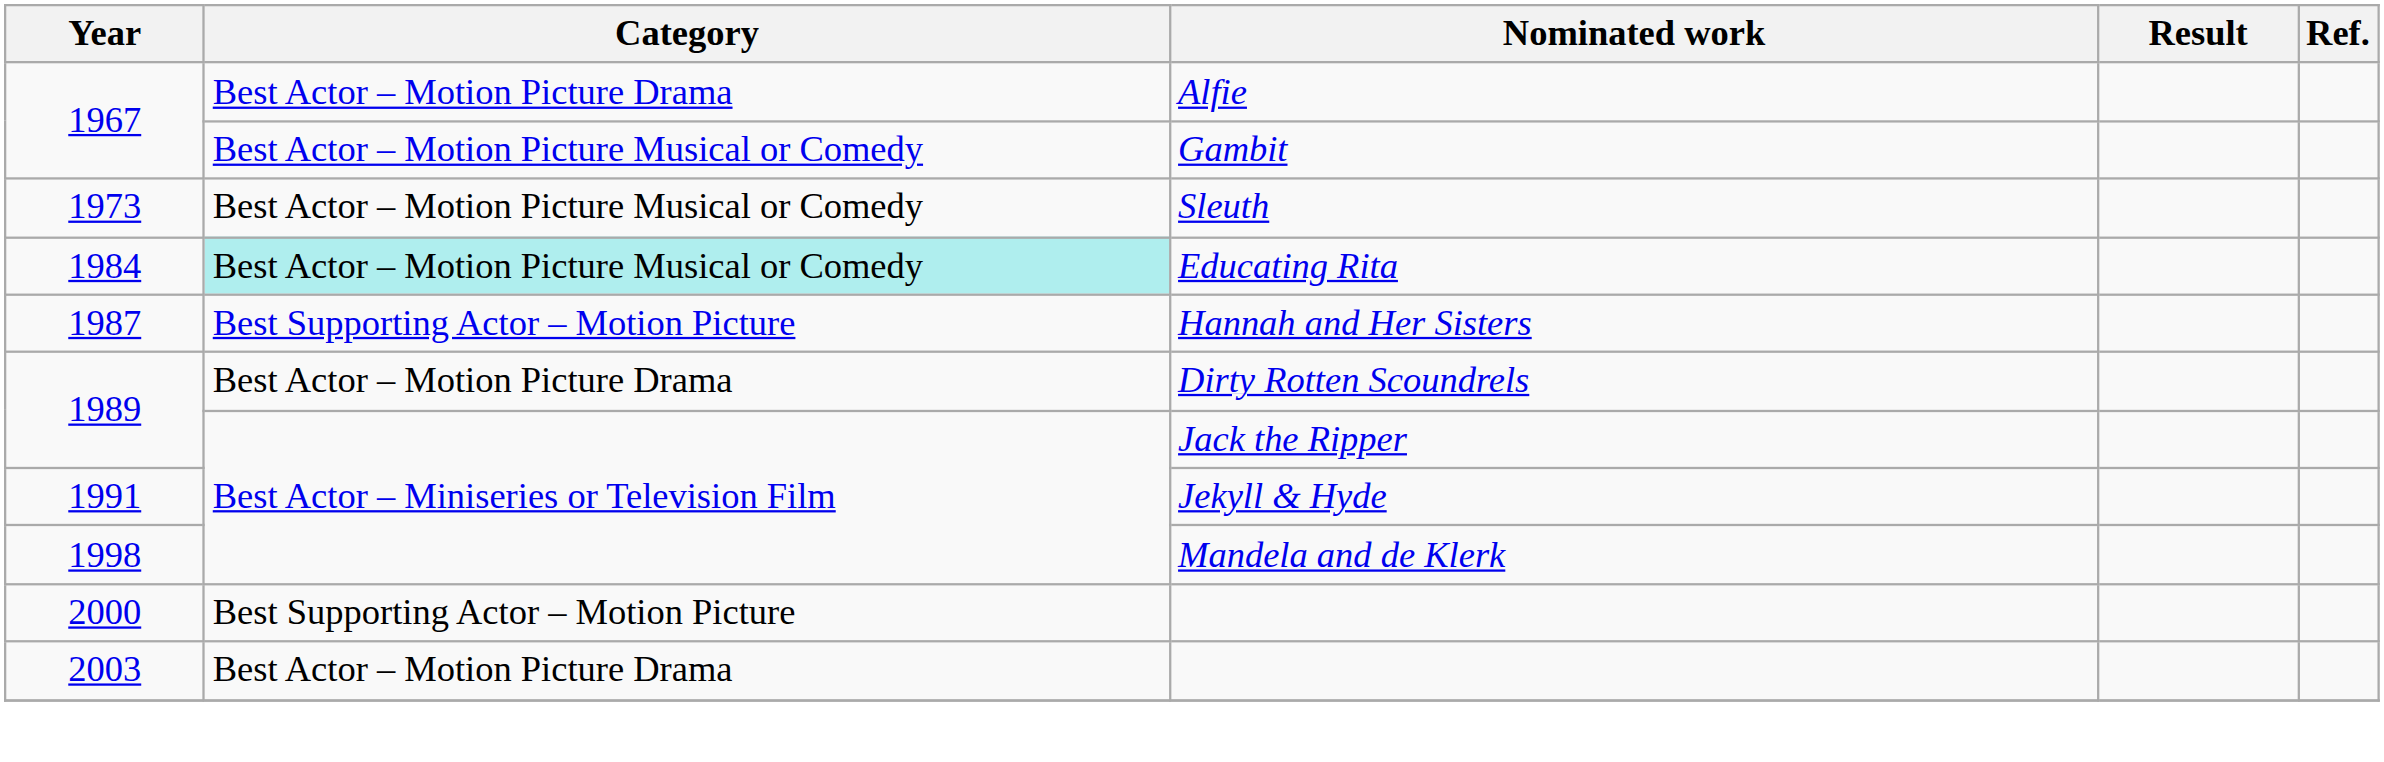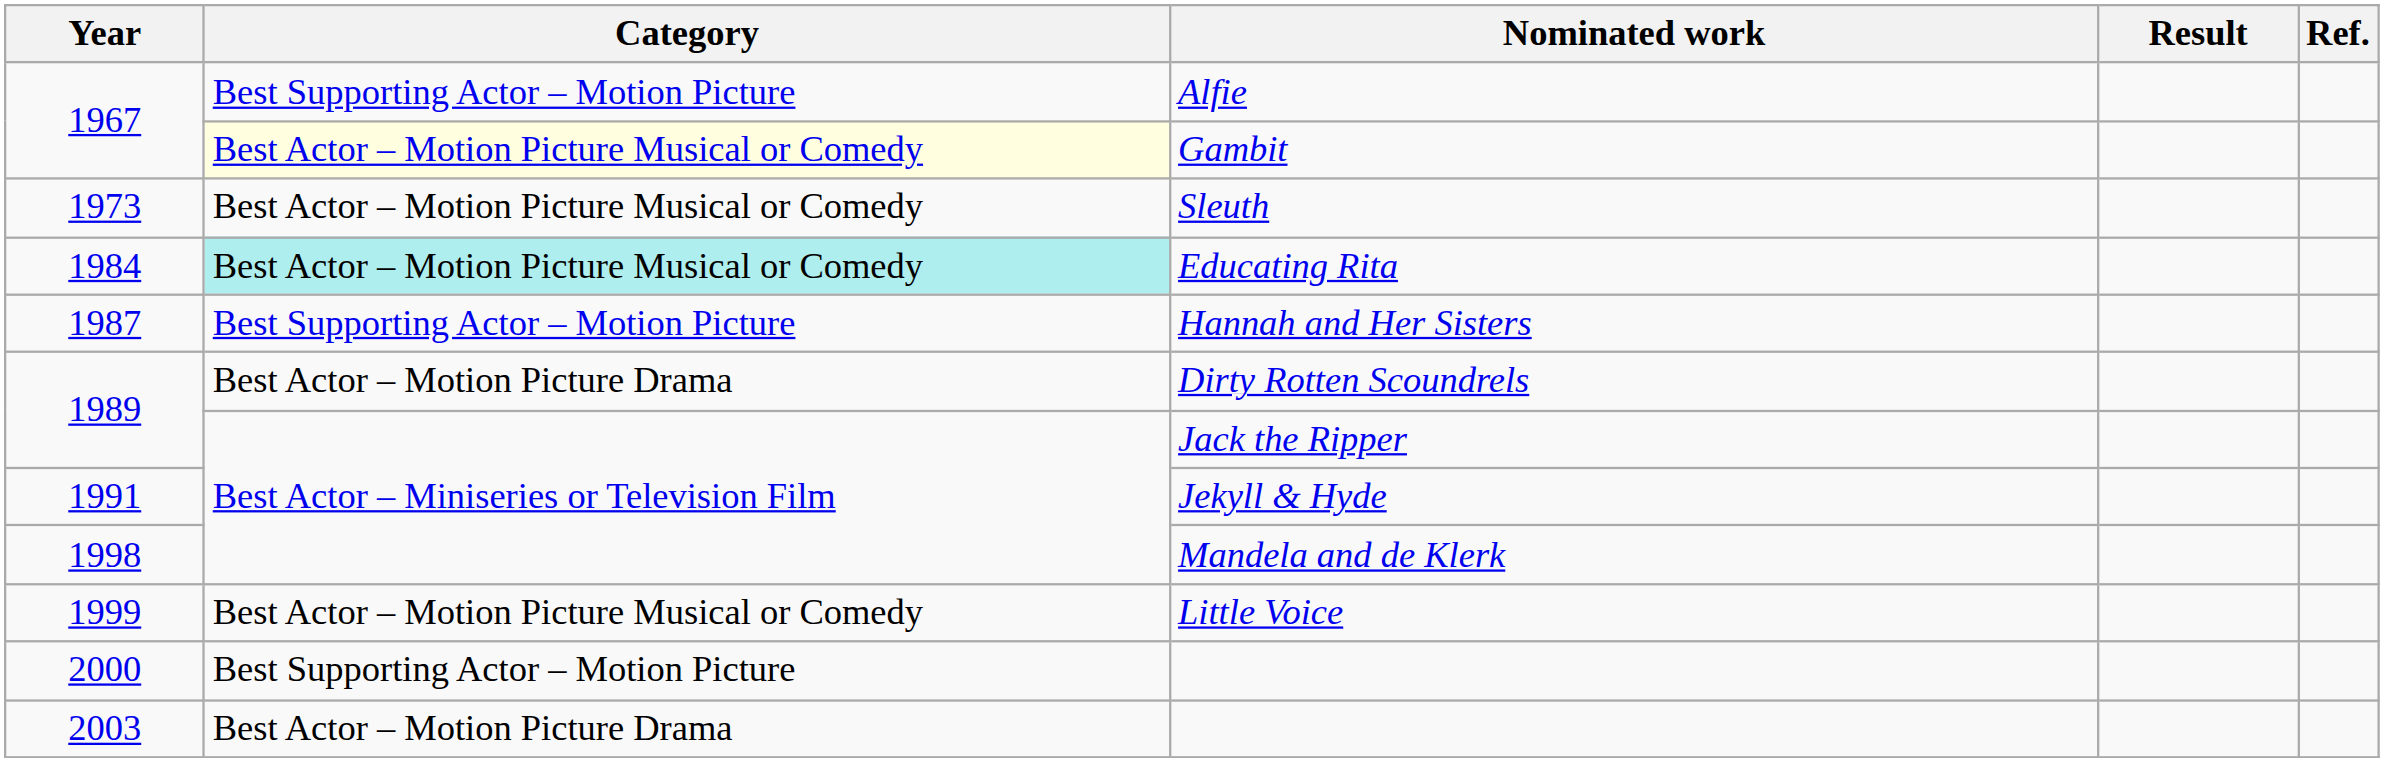(473, 91) Best Actor – Motion Picture Drama -> (504, 91) Best Supporting Actor – Motion Picture
(568, 149) no background -> (568, 149) lightyellow background
+ row: (105, 611)
